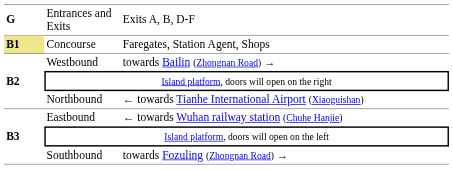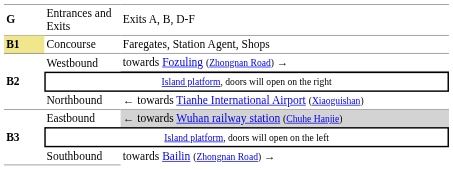(199, 62) towards Bailin (Zhongnan Road) → -> (206, 62) towards Fozuling (Zhongnan Road) →
(233, 117) no background -> (233, 118) lightgrey background
(206, 155) towards Fozuling (Zhongnan Road) → -> (199, 156) towards Bailin (Zhongnan Road) →
